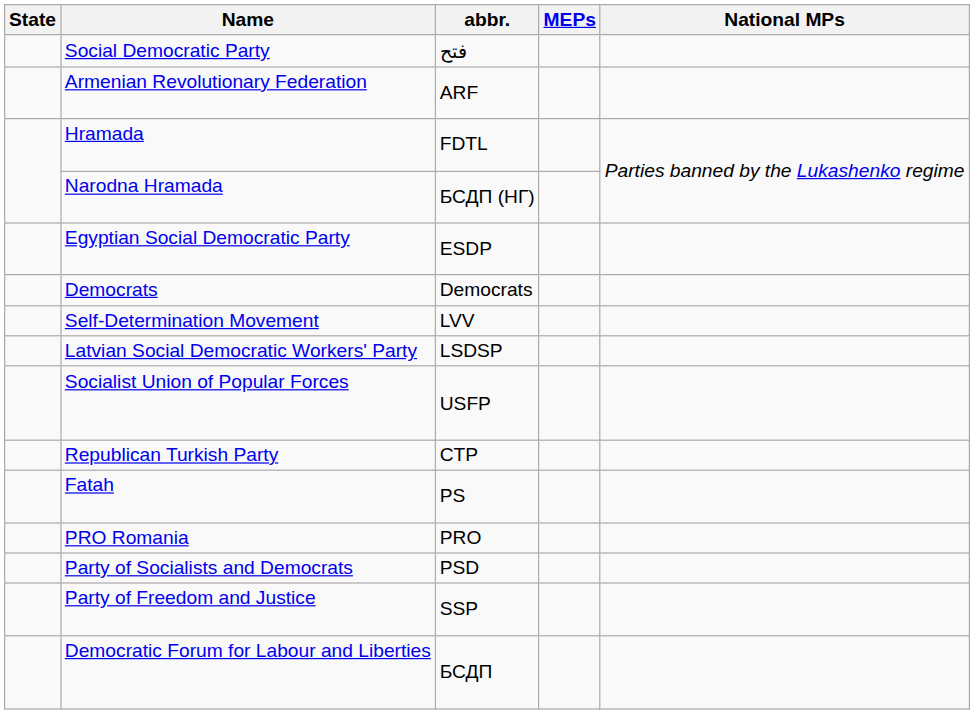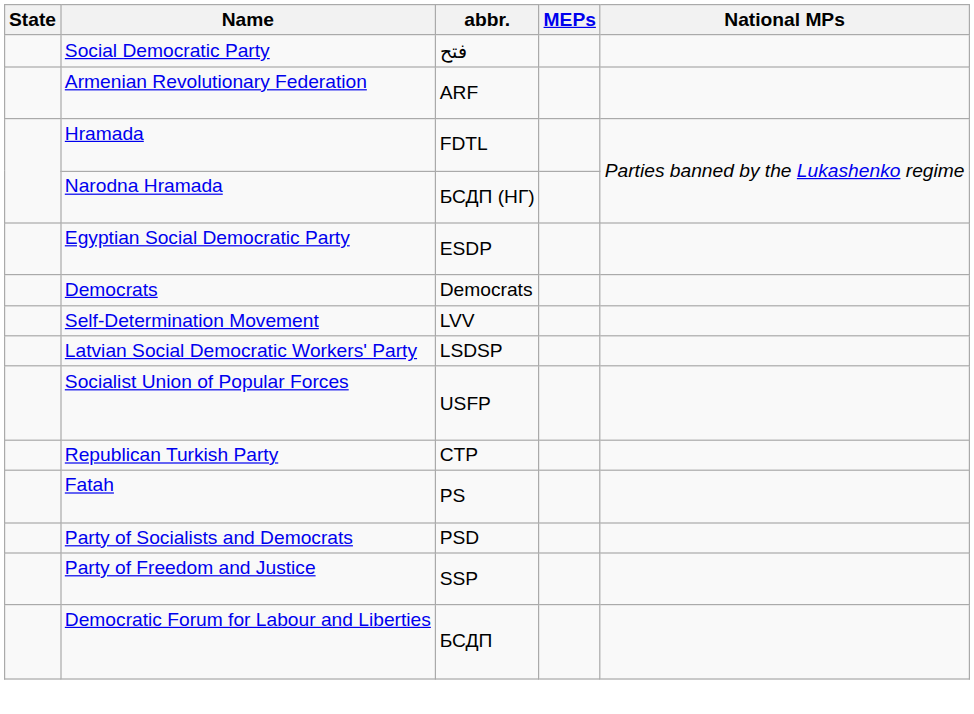- row: (127, 537)
